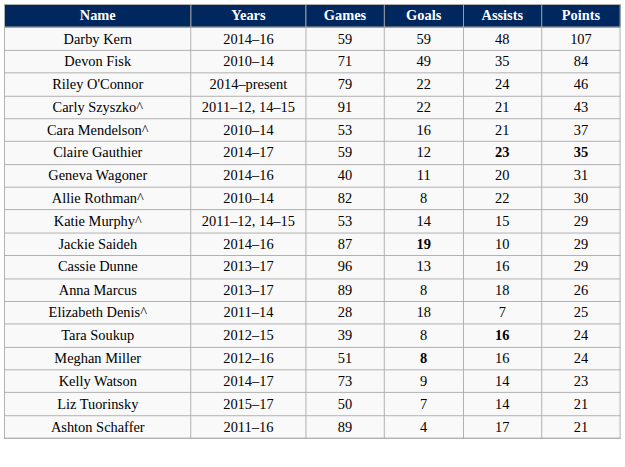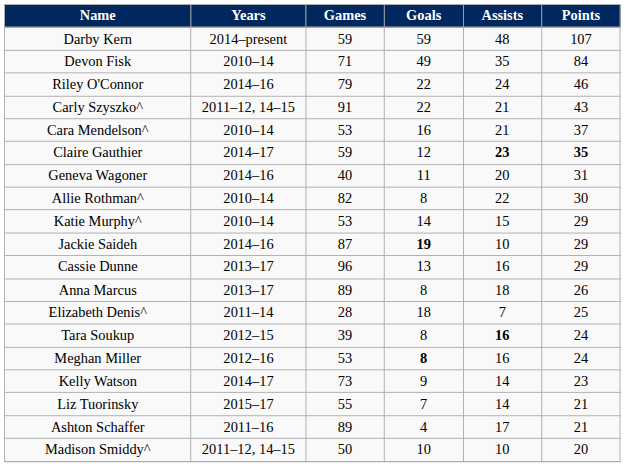(248, 38) 2014–16 -> (248, 38) 2014–present
(248, 84) 2014–present -> (248, 84) 2014–16
(248, 221) 2011–12, 14–15 -> (248, 221) 2010–14
(345, 358) 51 -> (345, 358) 53
(345, 404) 50 -> (345, 404) 55
+ row: (98, 449)
